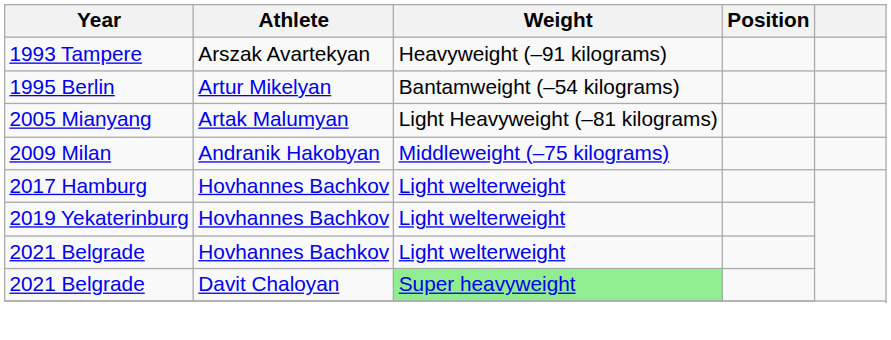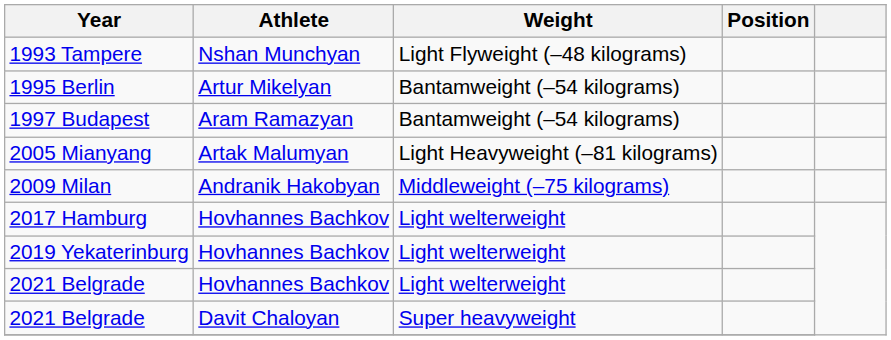+ row: (76, 53)
- row: (76, 53)
+ row: (79, 119)
(487, 284) lightgreen background -> (487, 317) no background
